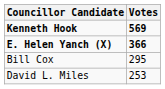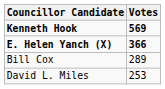(138, 60) 295 -> (138, 60) 289
